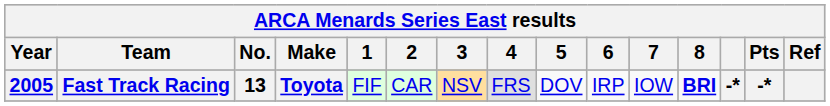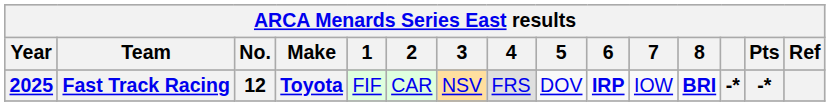(31, 85) 2005 -> (31, 85) 2025
(255, 85) 13 -> (255, 85) 12
(608, 85) normal -> (608, 85) bold
